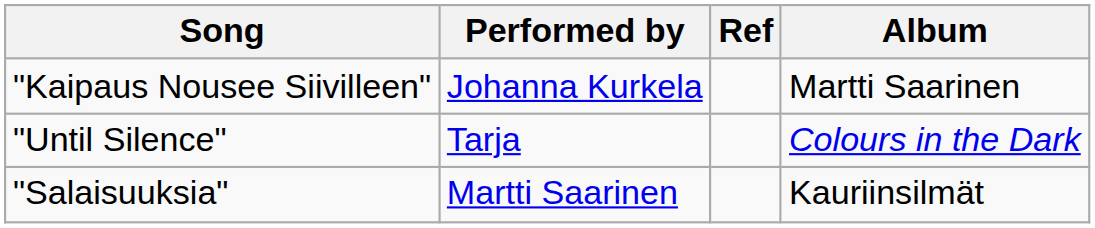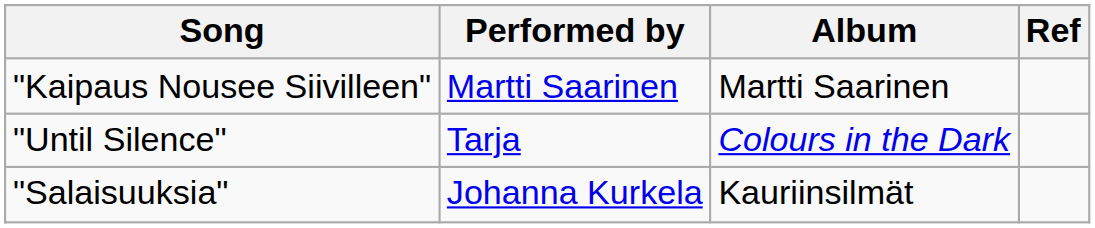columns swapped: (935, 31) <-> (746, 31)
(575, 85) Johanna Kurkela -> (562, 85) Martti Saarinen
(562, 193) Martti Saarinen -> (575, 193) Johanna Kurkela
